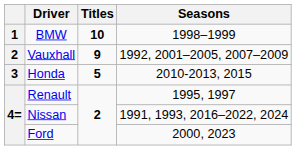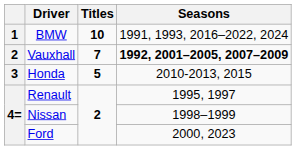(204, 34) 1998–1999 -> (204, 34) 1991, 1993, 2016–2022, 2024
(97, 54) 9 -> (97, 54) 7
(204, 54) normal -> (204, 54) bold
(204, 114) 1991, 1993, 2016–2022, 2024 -> (204, 114) 1998–1999
